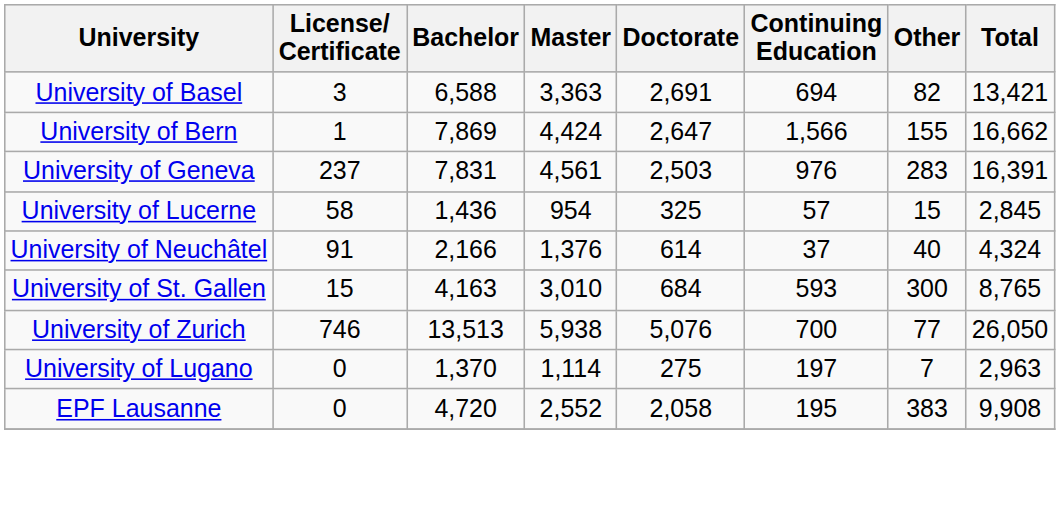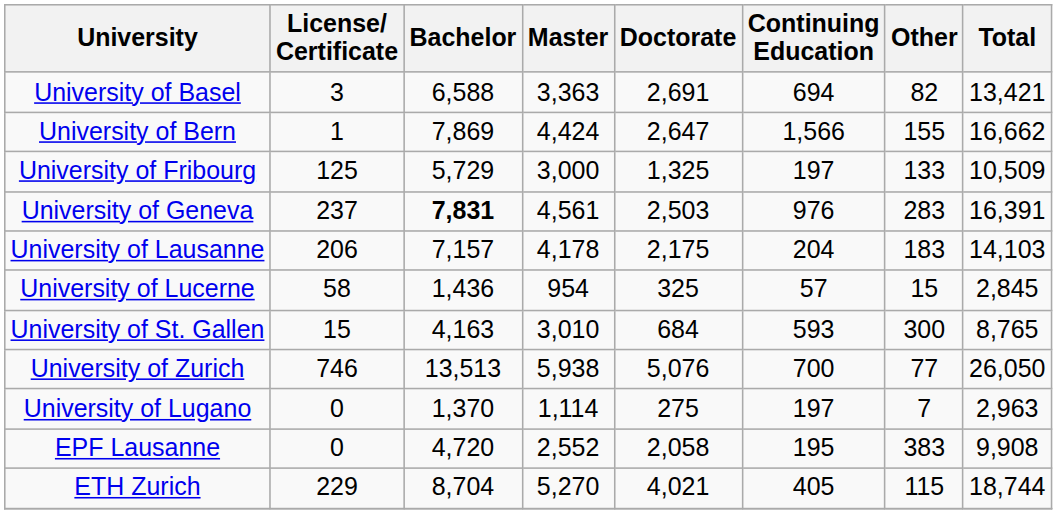+ row: (137, 171)
(466, 171) normal -> (463, 210) bold
+ row: (137, 250)
- row: (139, 250)
+ row: (137, 487)
